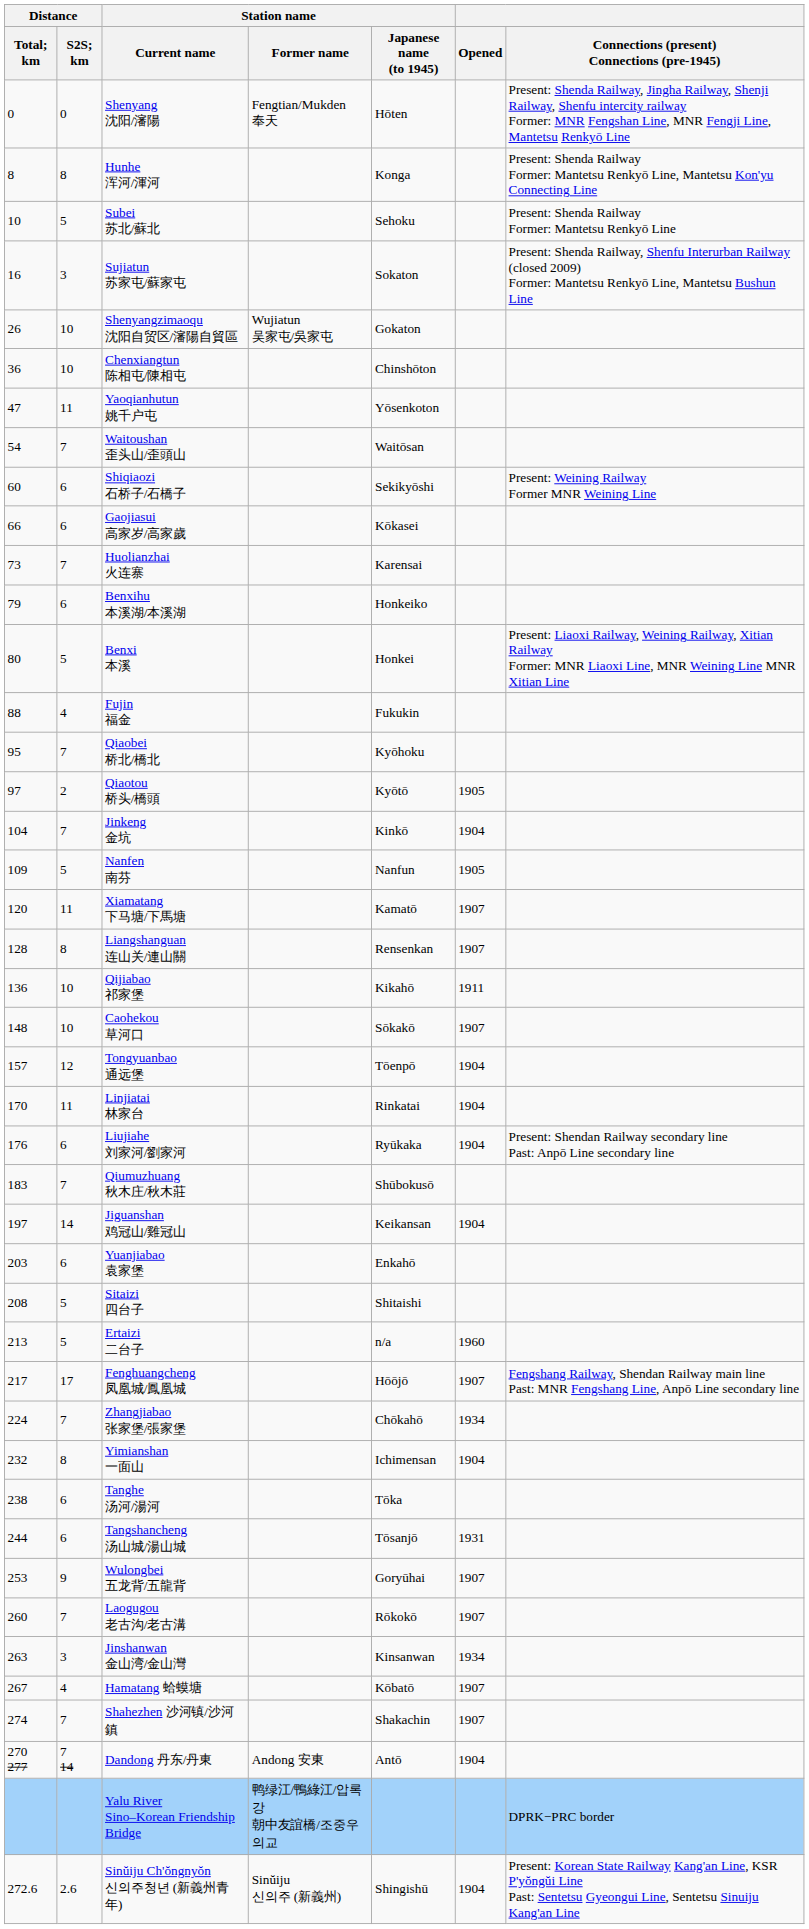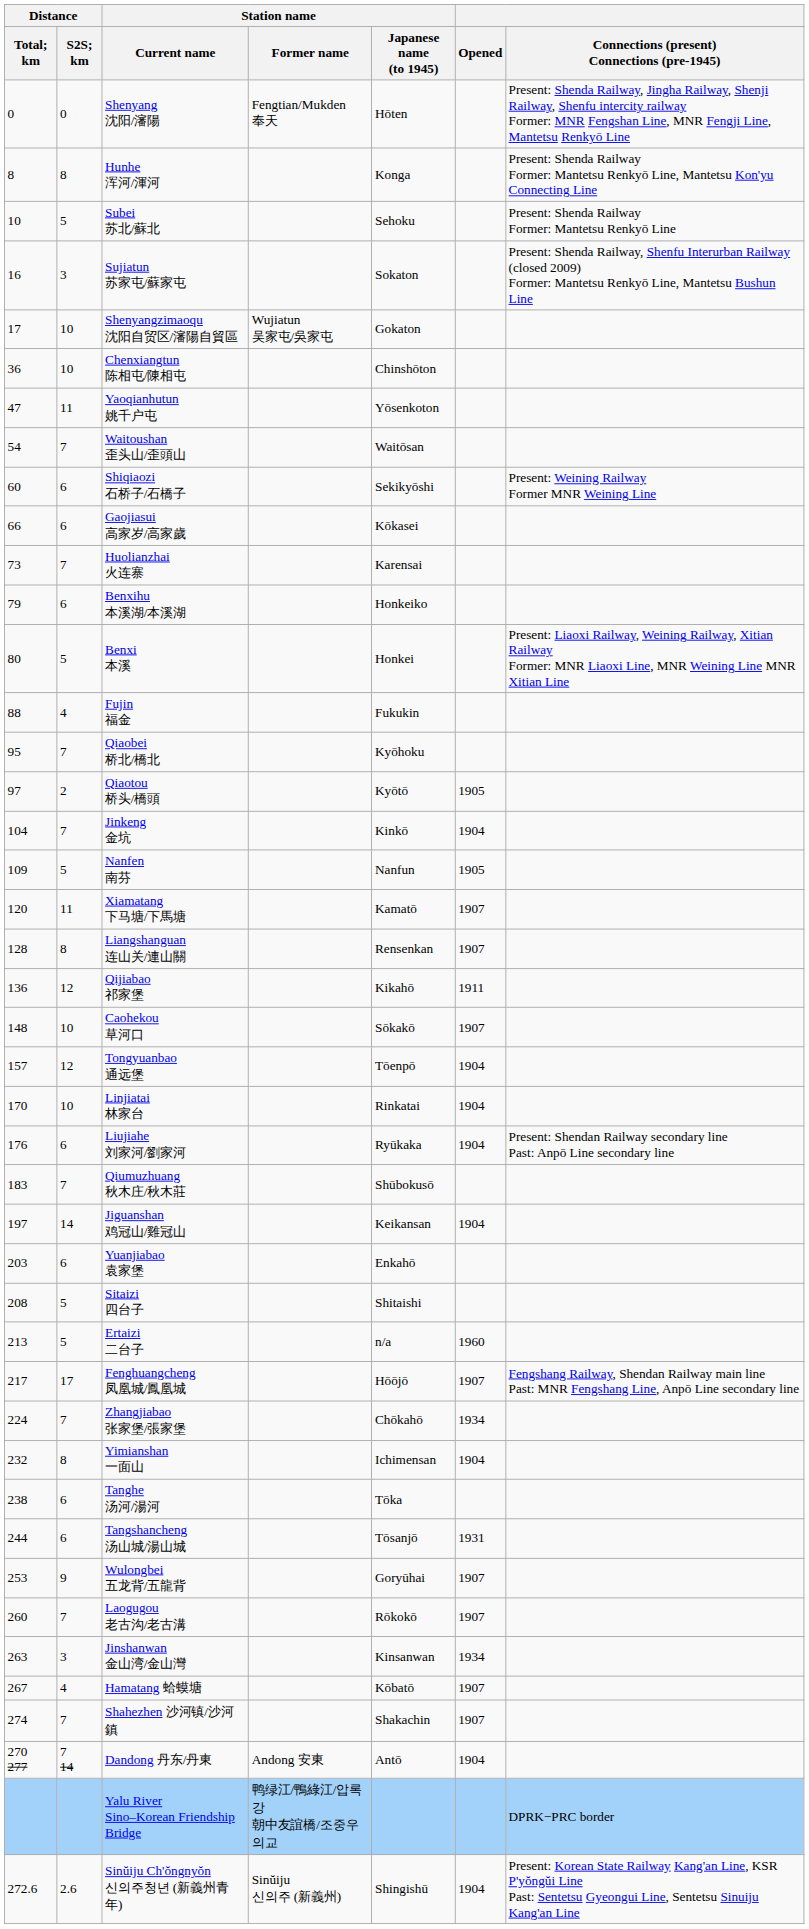(14, 329) 26 -> (14, 329) 17
(67, 988) 10 -> (67, 988) 12
(66, 1106) 11 -> (67, 1106) 10
